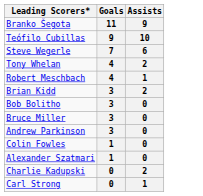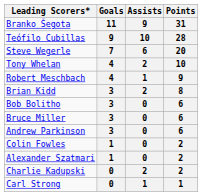+ column: (181, 11)
